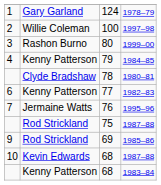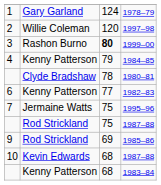(110, 28) 100 -> (110, 28) 120
(107, 44) normal -> (107, 44) bold
(107, 108) 76 -> (107, 108) 75
